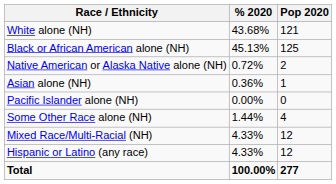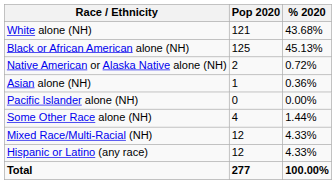columns swapped: (305, 13) <-> (253, 13)
